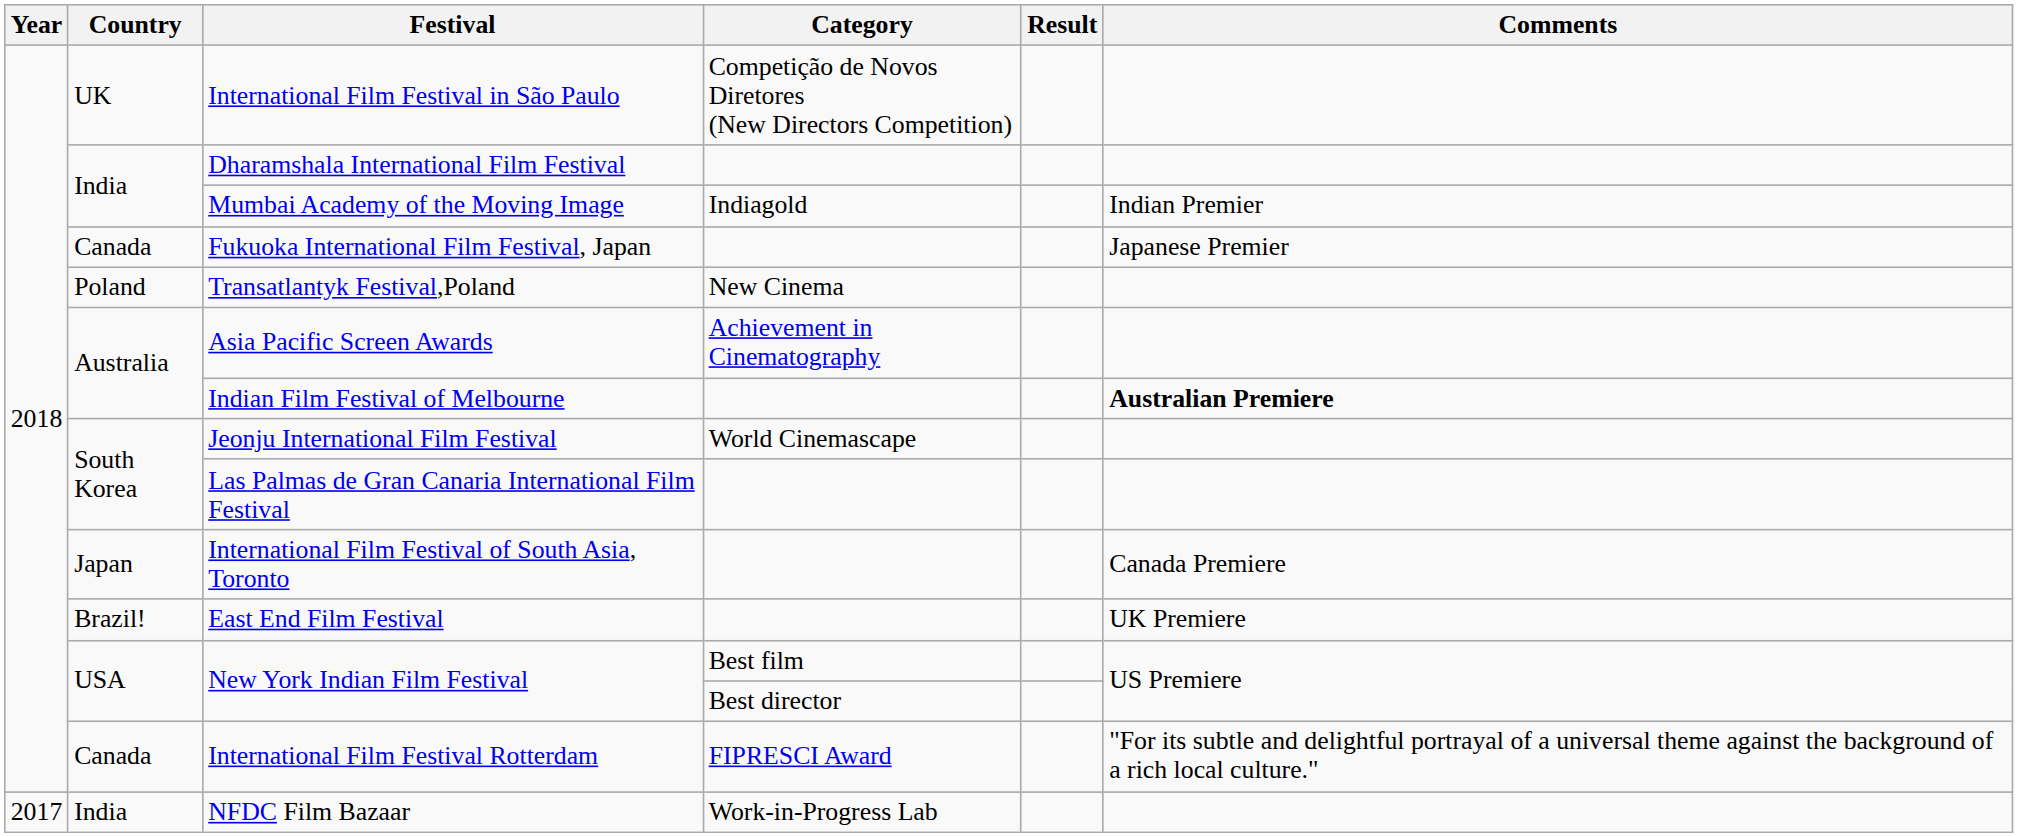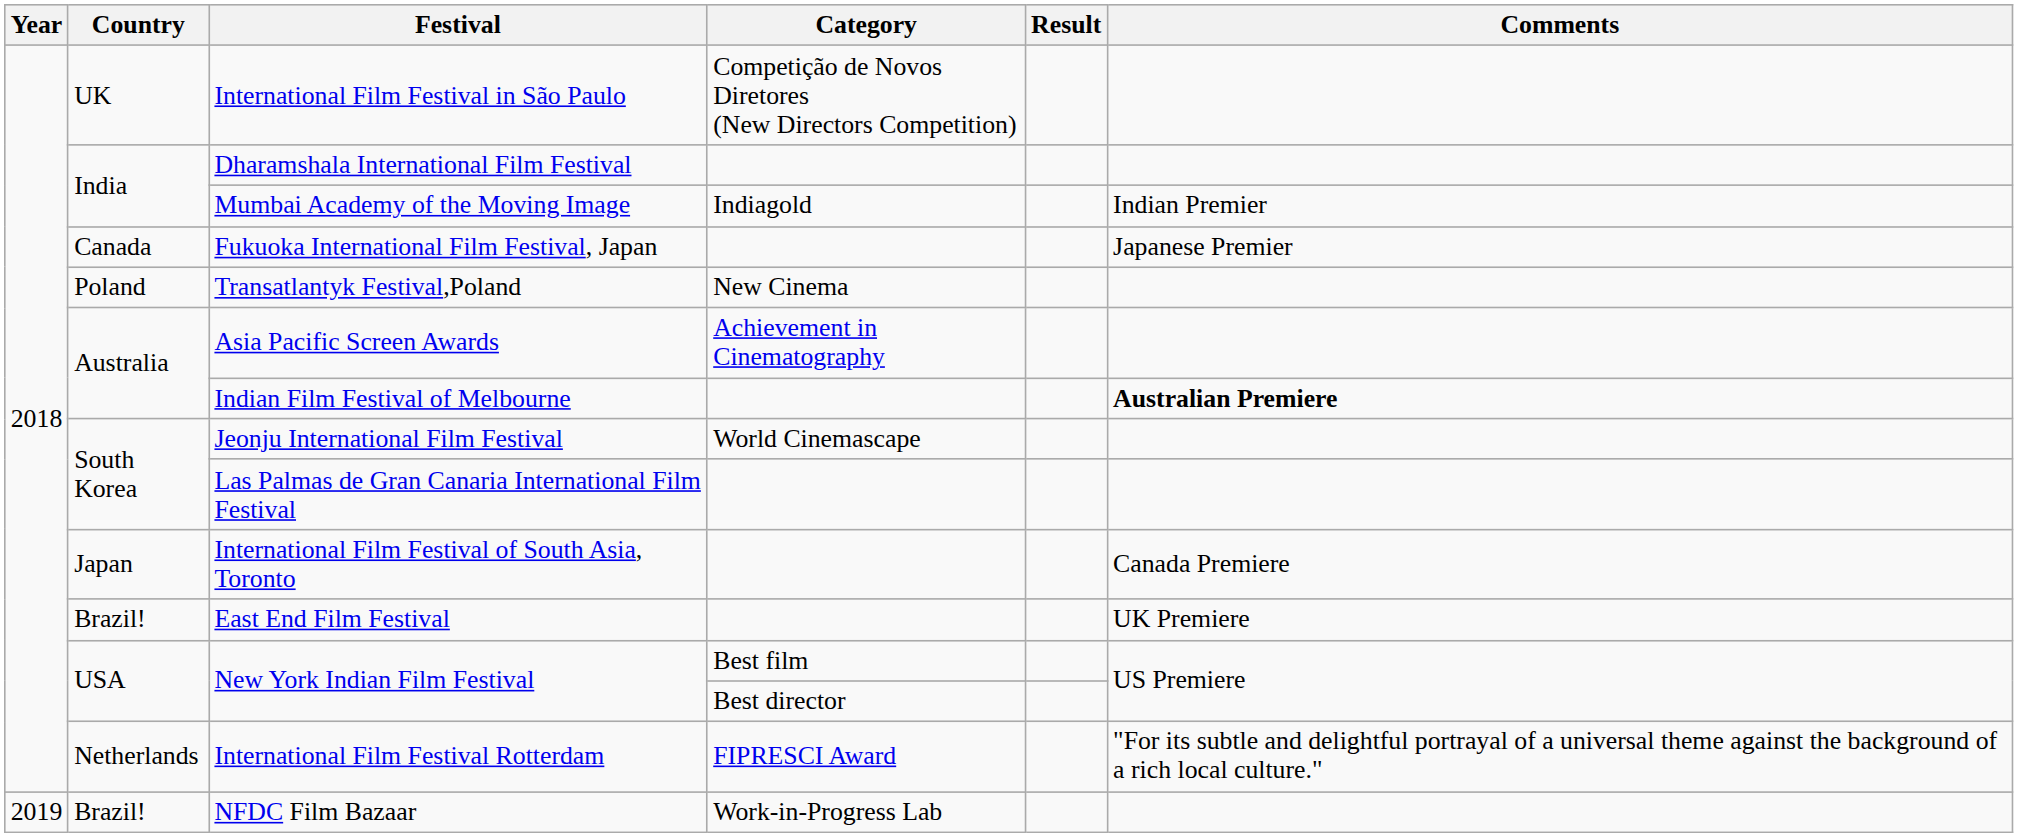(113, 756) Canada -> (136, 756) Netherlands
(37, 811) 2017 -> (37, 811) 2019
(101, 811) India -> (110, 811) Brazil!
